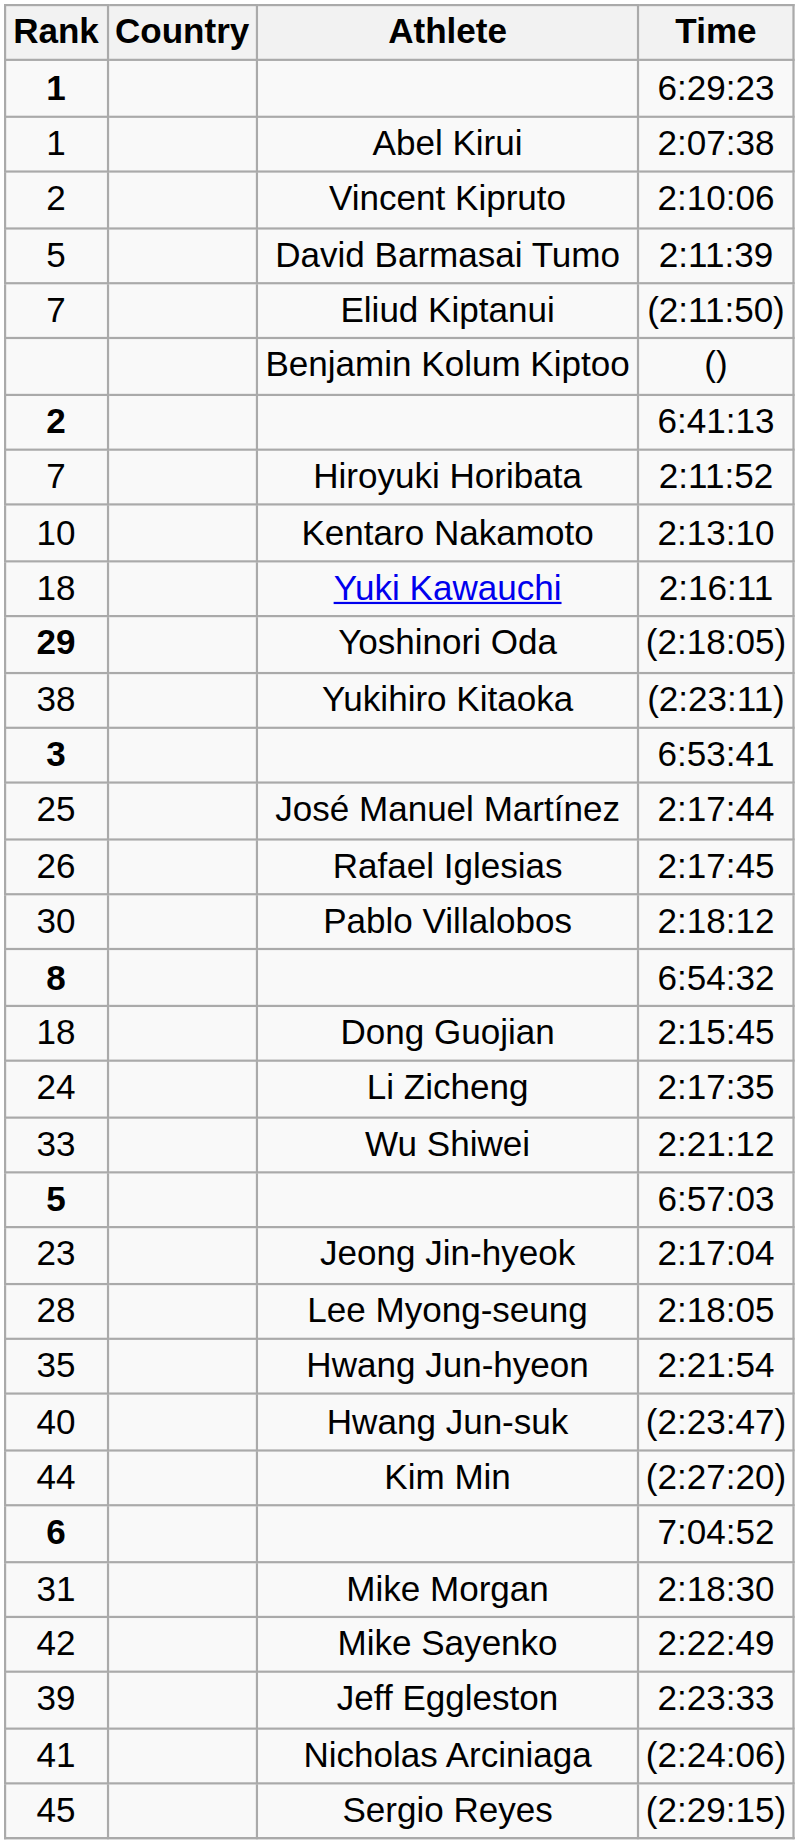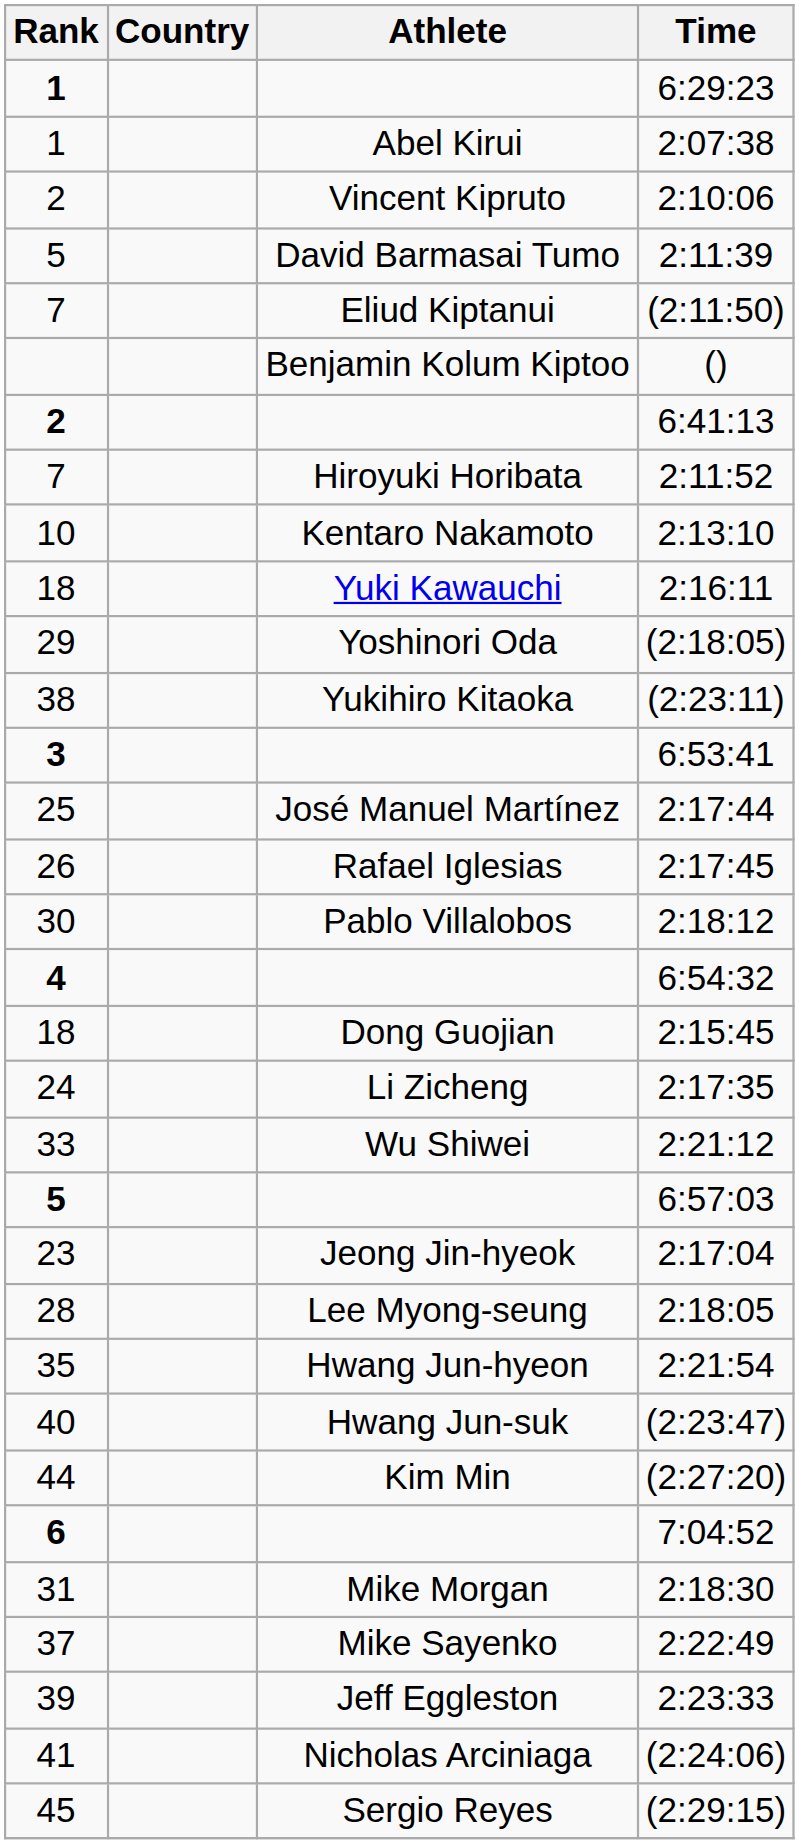(56, 643) bold -> (56, 643) normal
(56, 976) 8 -> (56, 976) 4
(56, 1643) 42 -> (56, 1643) 37
